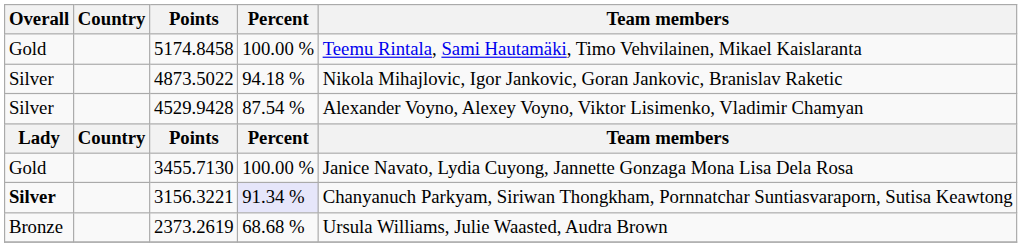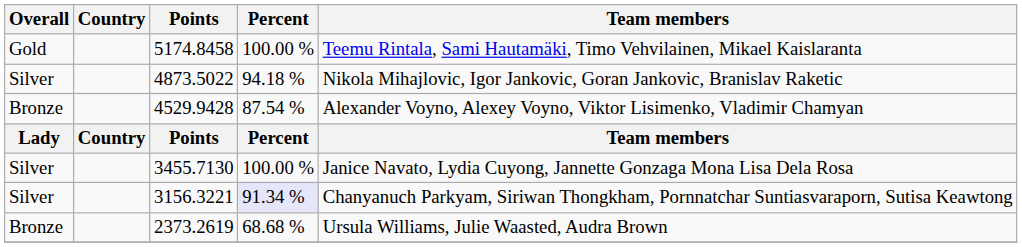(31, 108) Silver -> (36, 108) Bronze
(28, 167) Gold -> (31, 167) Silver
(32, 197) bold -> (31, 197) normal
